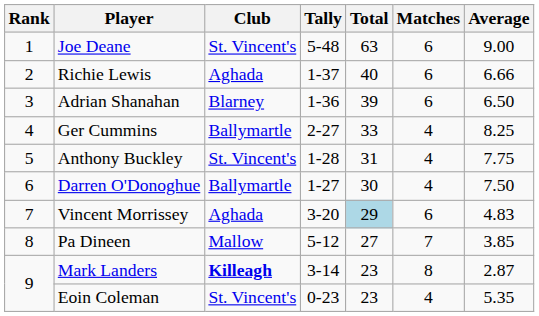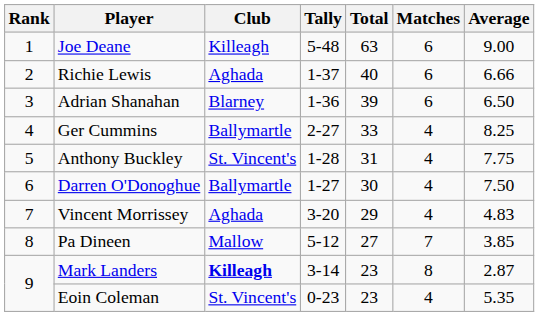(252, 46) St. Vincent's -> (239, 46) Killeagh
(369, 213) lightblue background -> (369, 213) no background
(428, 213) 6 -> (428, 213) 4
